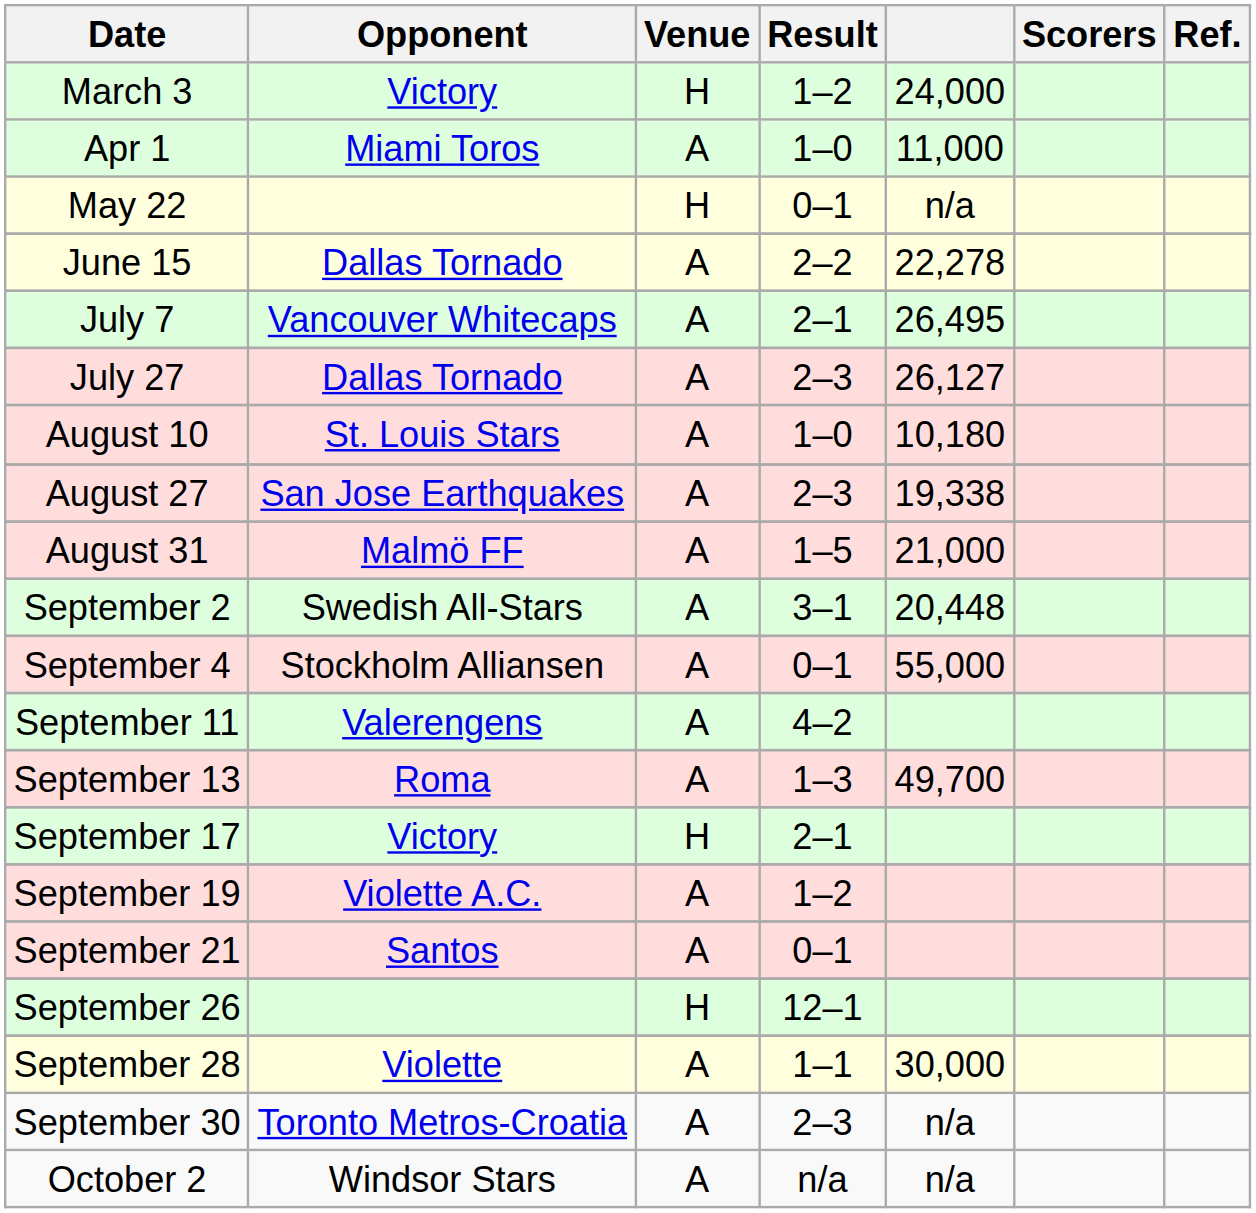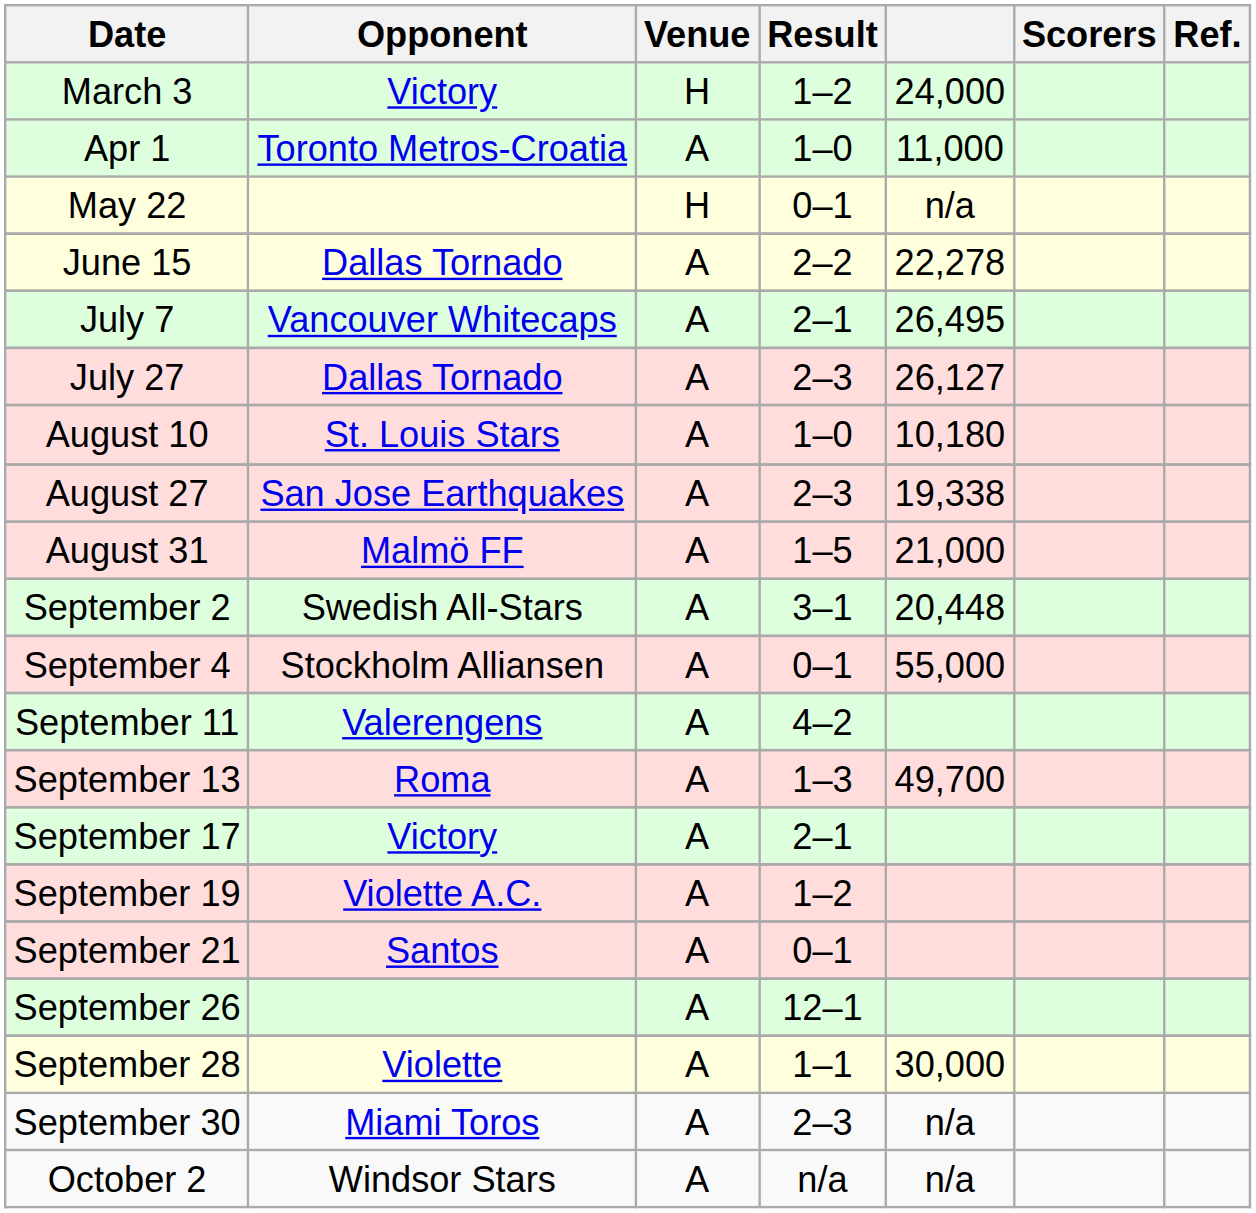(442, 149) Miami Toros -> (442, 149) Toronto Metros-Croatia
(697, 836) H -> (697, 836) A
(697, 1008) H -> (697, 1008) A
(442, 1122) Toronto Metros-Croatia -> (442, 1122) Miami Toros
